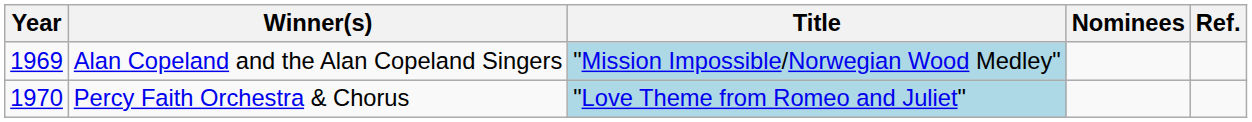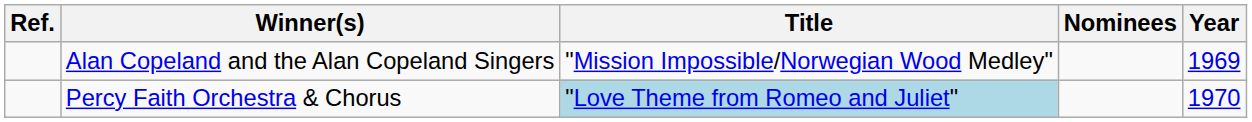columns swapped: (37, 23) <-> (1218, 23)
(817, 60) lightblue background -> (809, 60) no background
